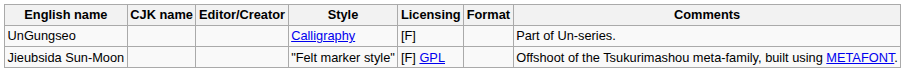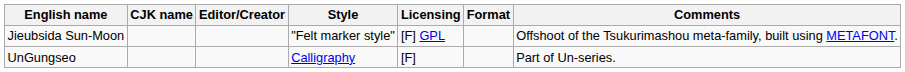rows swapped: (42, 36) <-> (66, 57)
